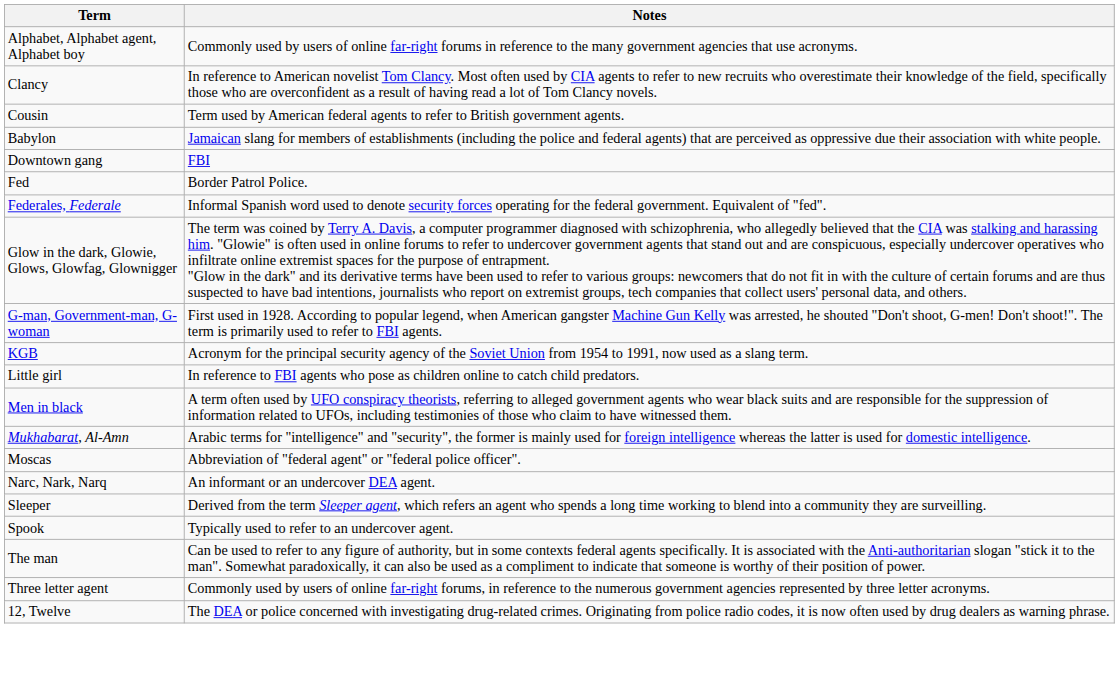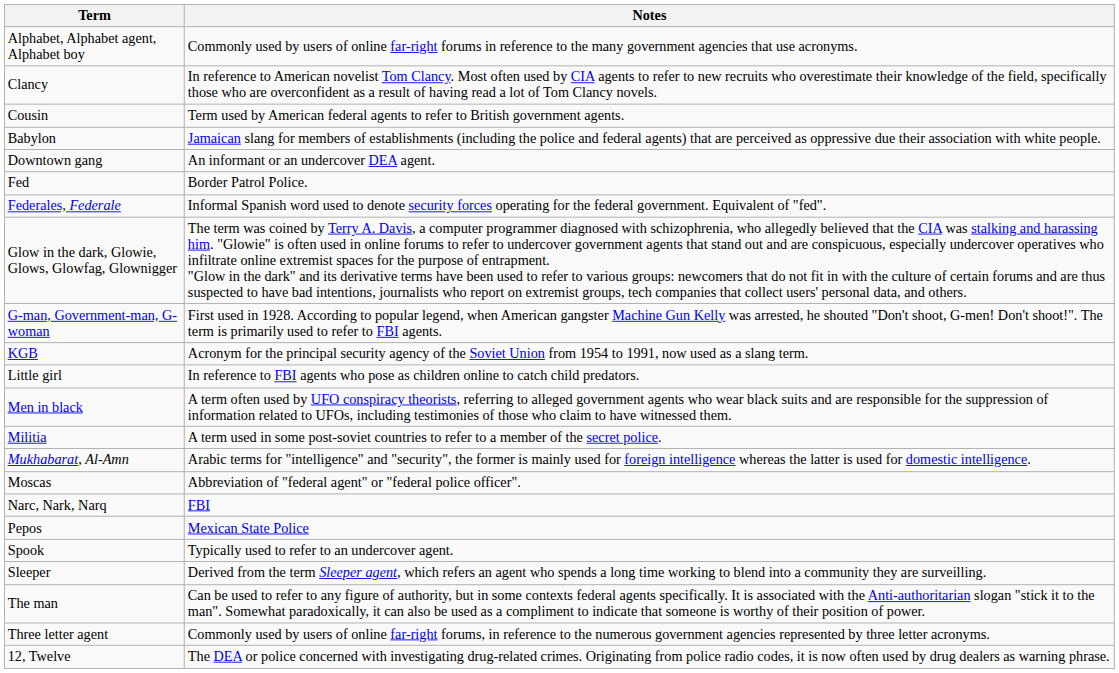(199, 160) FBI -> (311, 160) An informant or an undercover DEA agent.
+ row: (27, 437)
(311, 482) An informant or an undercover DEA agent. -> (199, 505) FBI
+ row: (25, 527)
rows swapped: (29, 505) <-> (26, 527)
